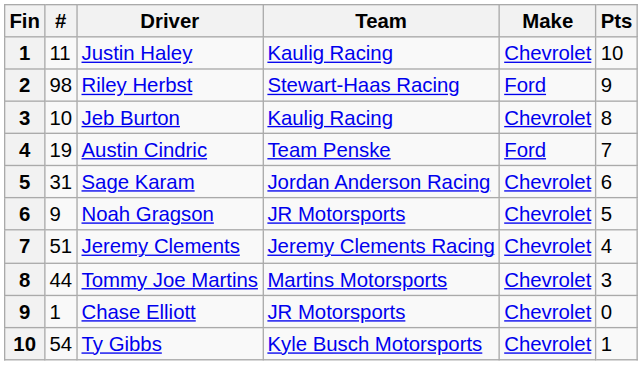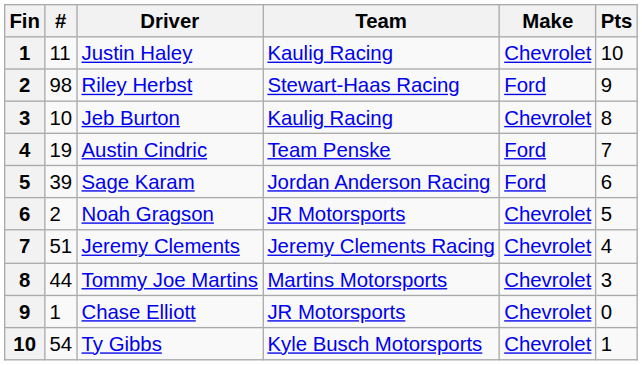(61, 182) 31 -> (61, 182) 39
(548, 182) Chevrolet -> (525, 182) Ford
(55, 214) 9 -> (55, 214) 2
